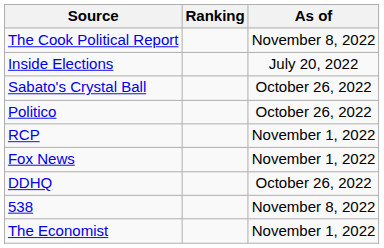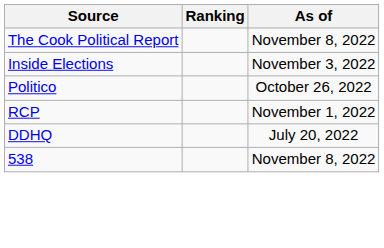(314, 64) July 20, 2022 -> (314, 64) November 3, 2022
- row: (77, 87)
- row: (41, 159)
(314, 183) October 26, 2022 -> (314, 135) July 20, 2022
- row: (58, 231)
